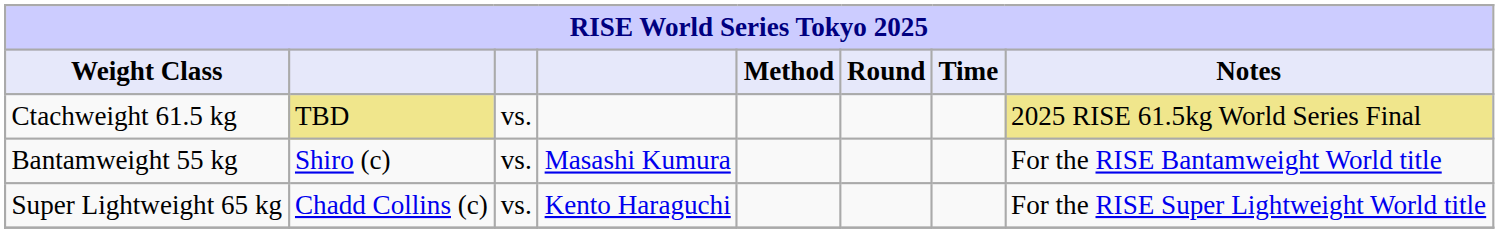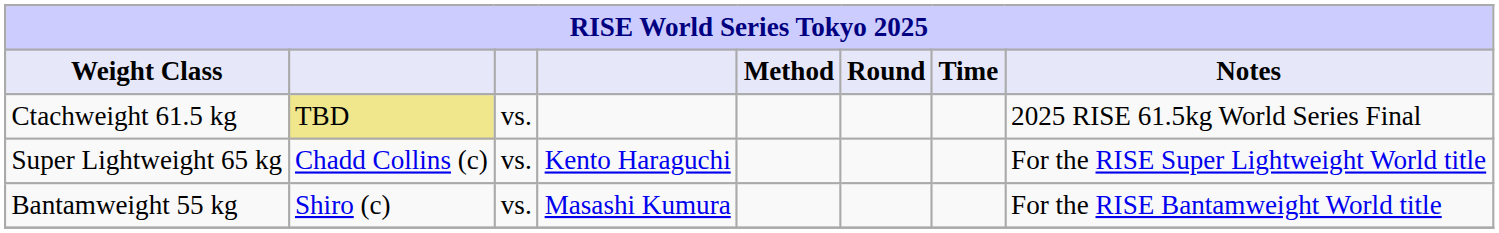(1216, 116) khaki background -> (1216, 116) no background
rows swapped: (147, 205) <-> (125, 160)
